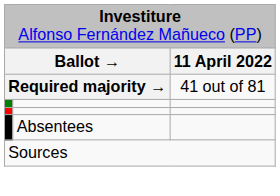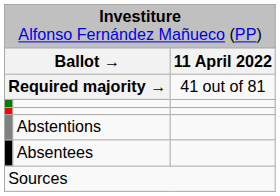+ row: (9, 127)
